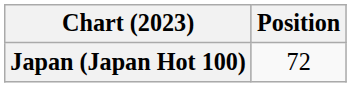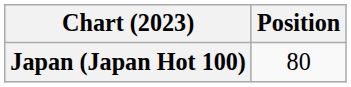(299, 61) 72 -> (299, 61) 80
